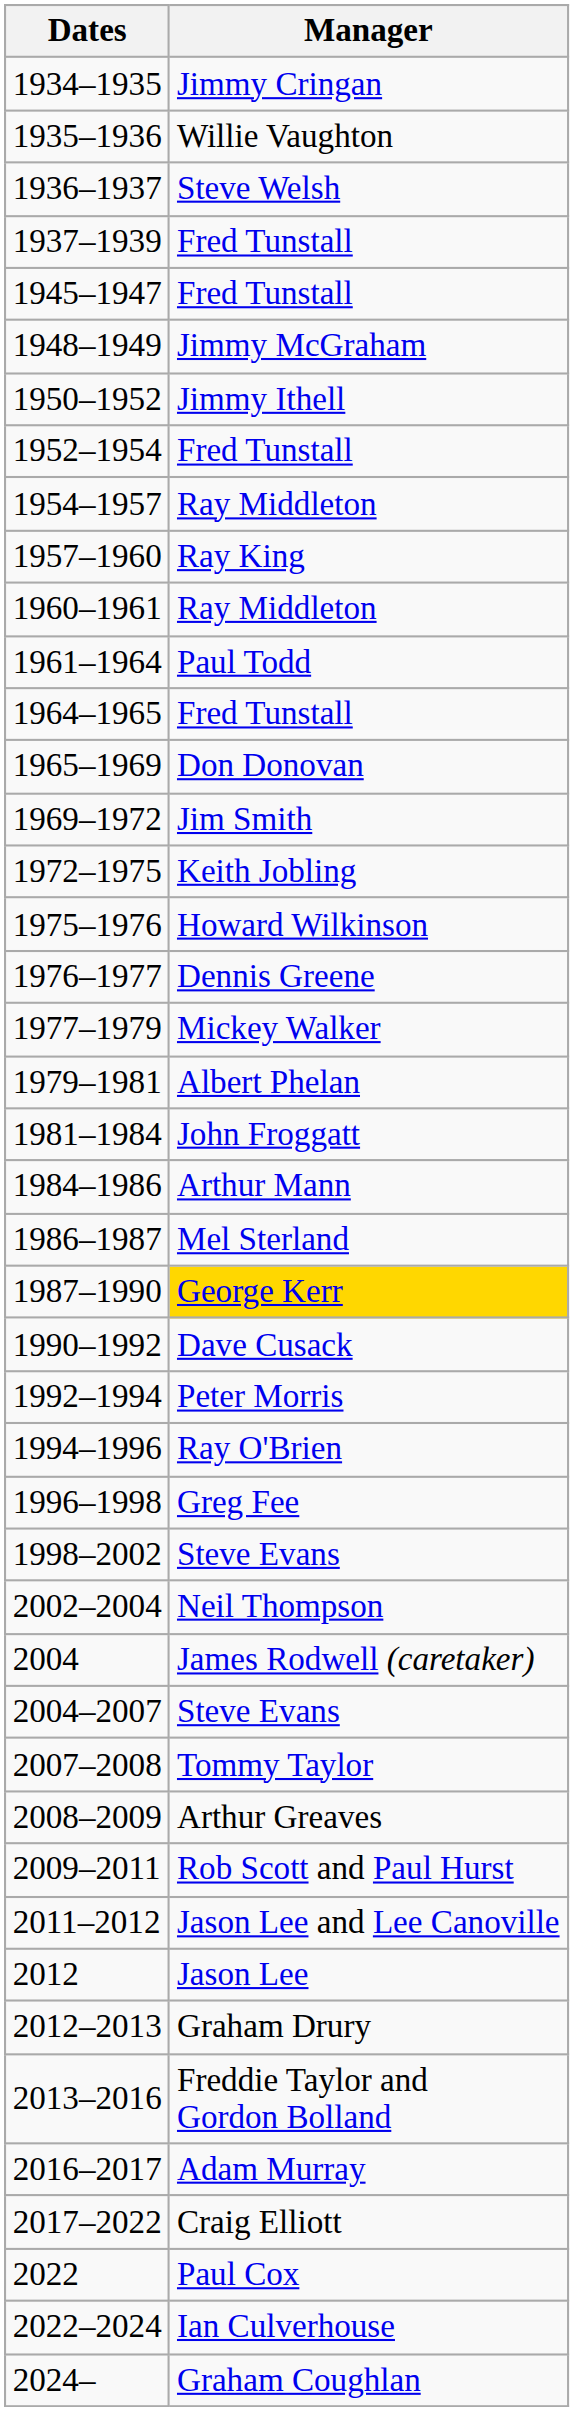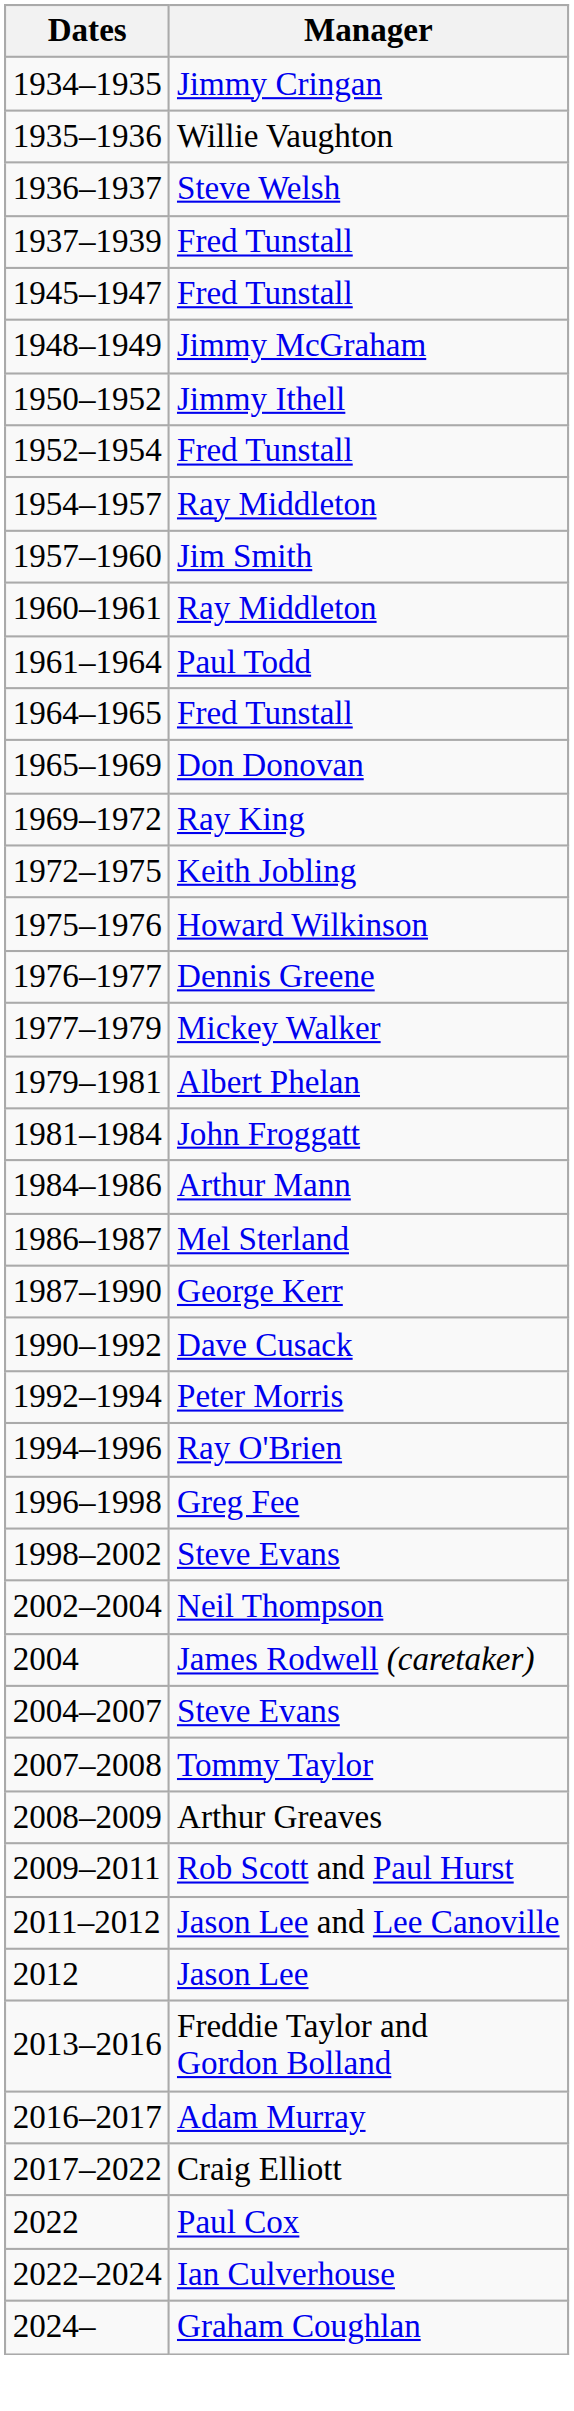(241, 556) Ray King -> (245, 556) Jim Smith
(245, 818) Jim Smith -> (241, 818) Ray King
(260, 1291) gold background -> (260, 1291) no background
- row: (87, 2026)
